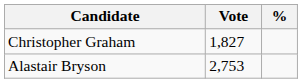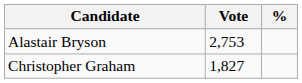rows swapped: (57, 66) <-> (72, 41)
